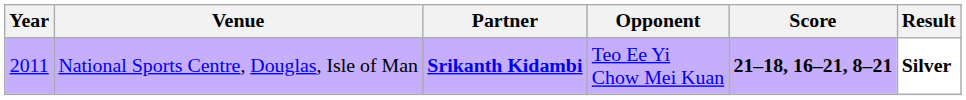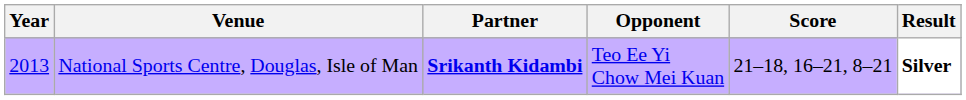(29, 65) 2011 -> (29, 65) 2013
(813, 65) bold -> (813, 65) normal
